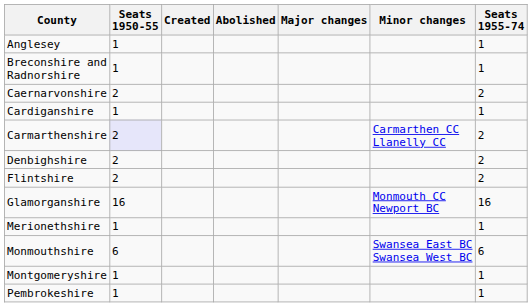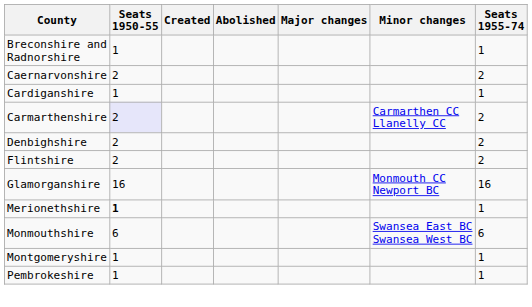- row: (34, 44)
(115, 227) normal -> (115, 209) bold
